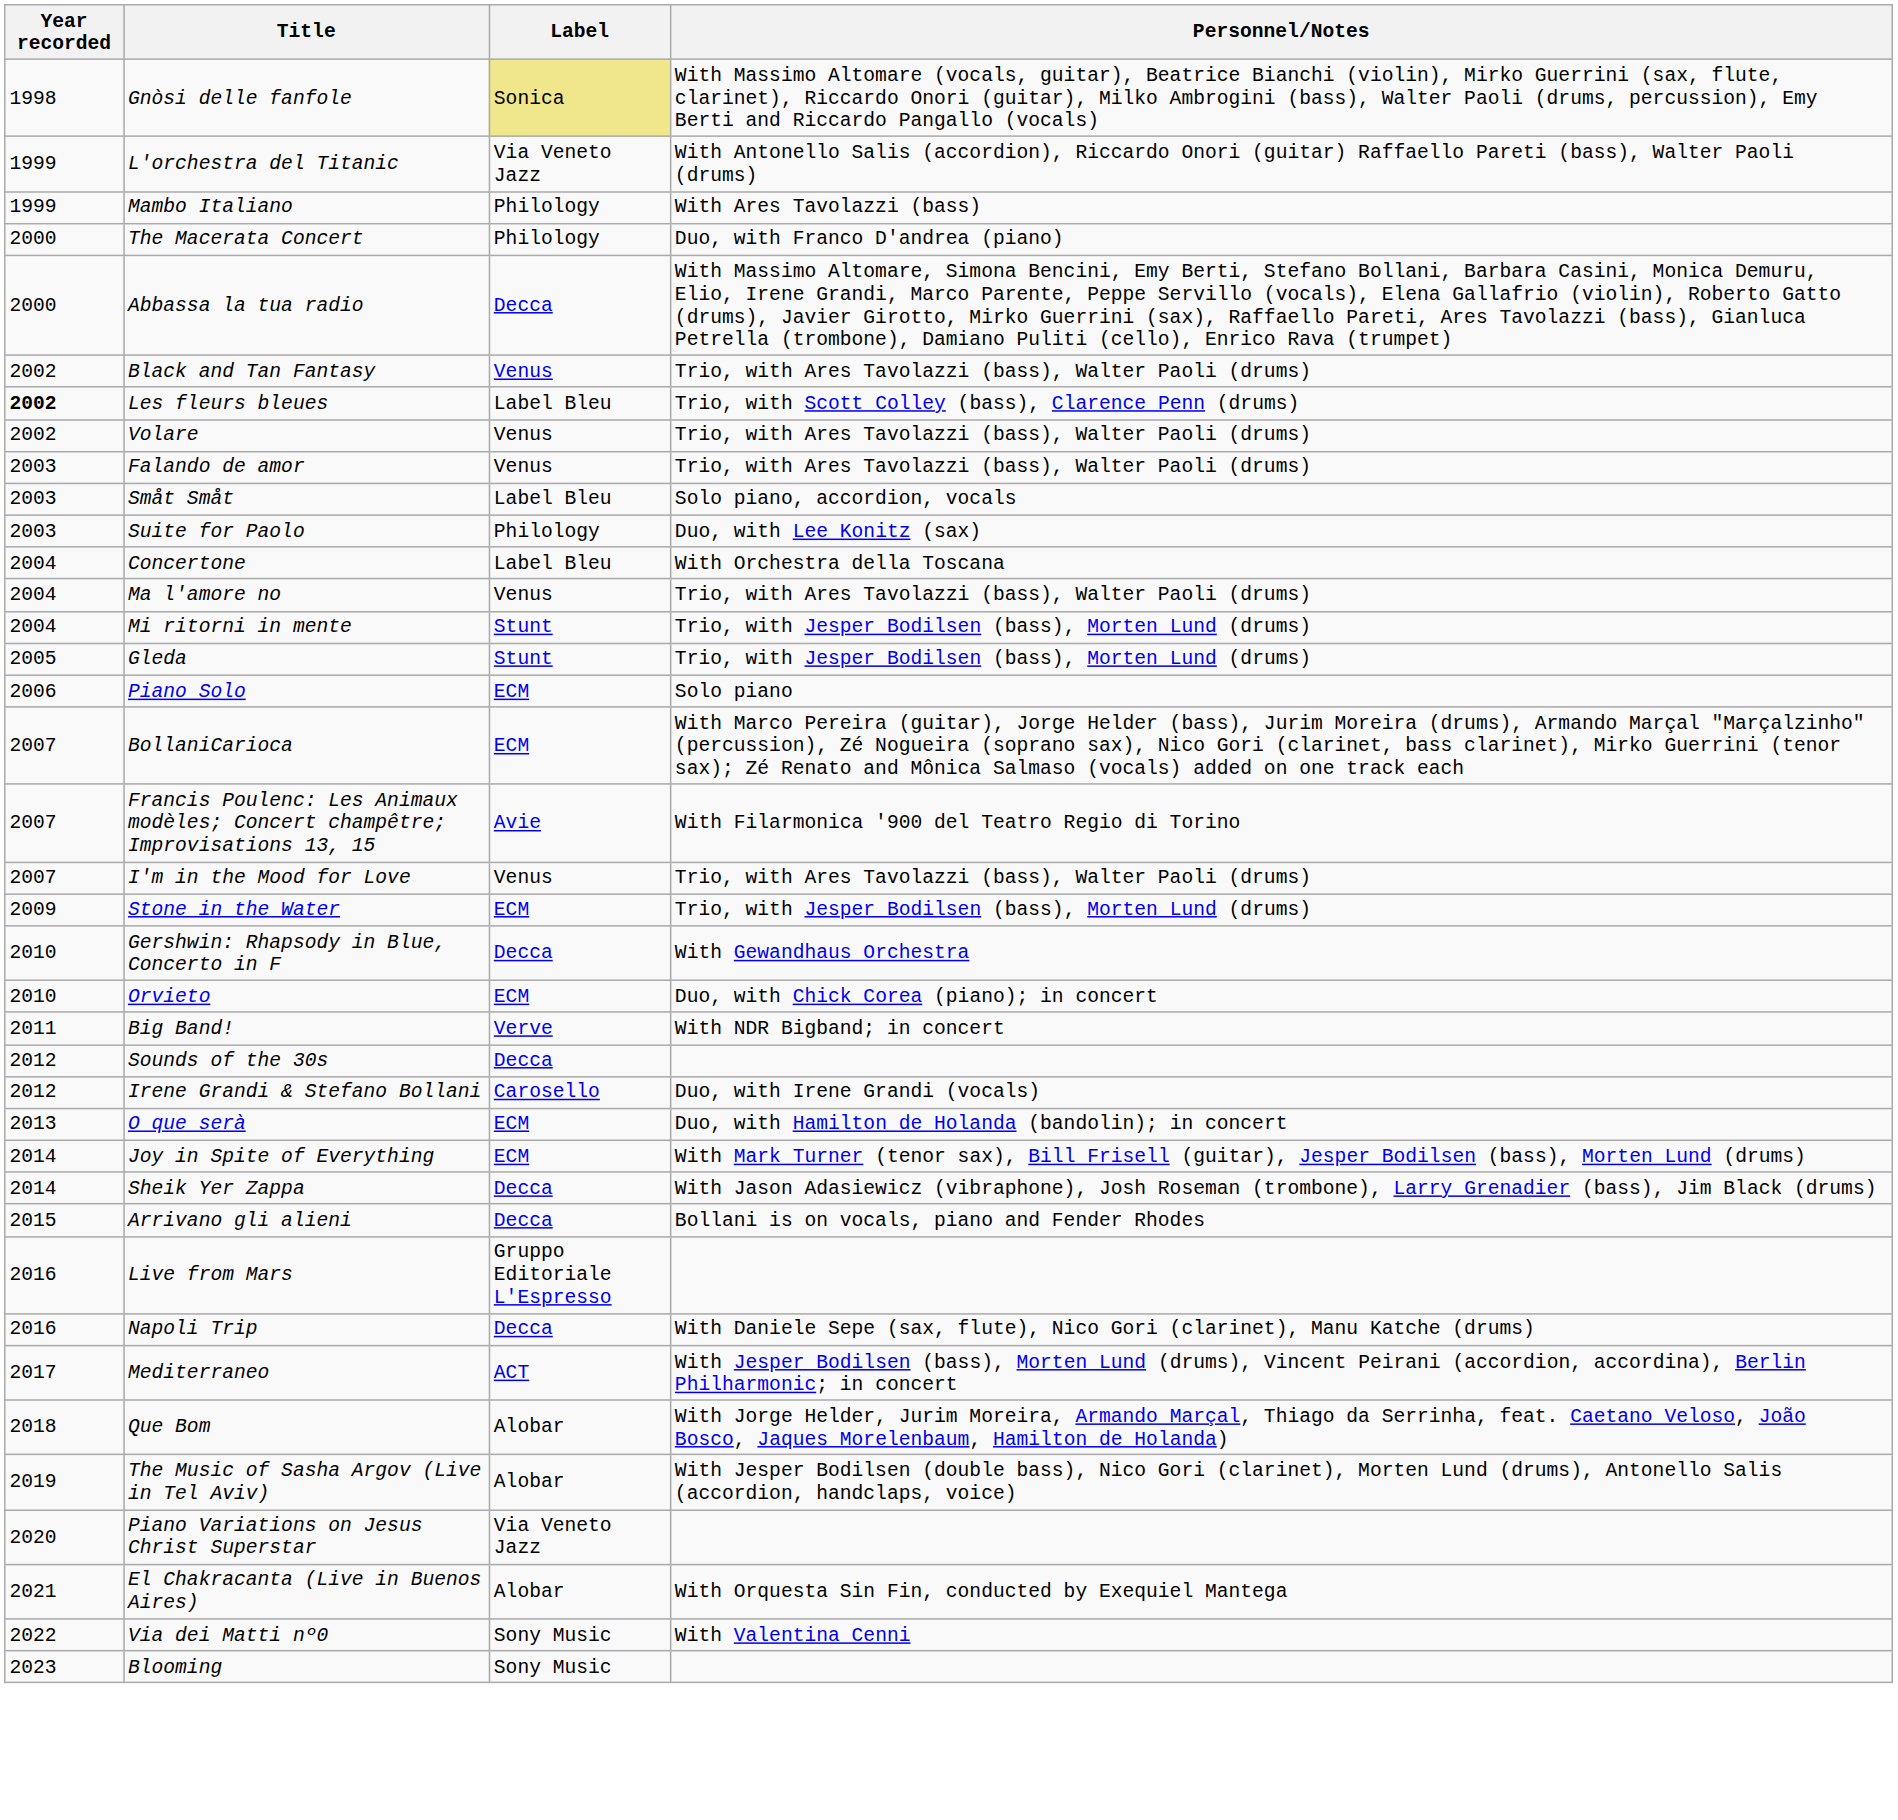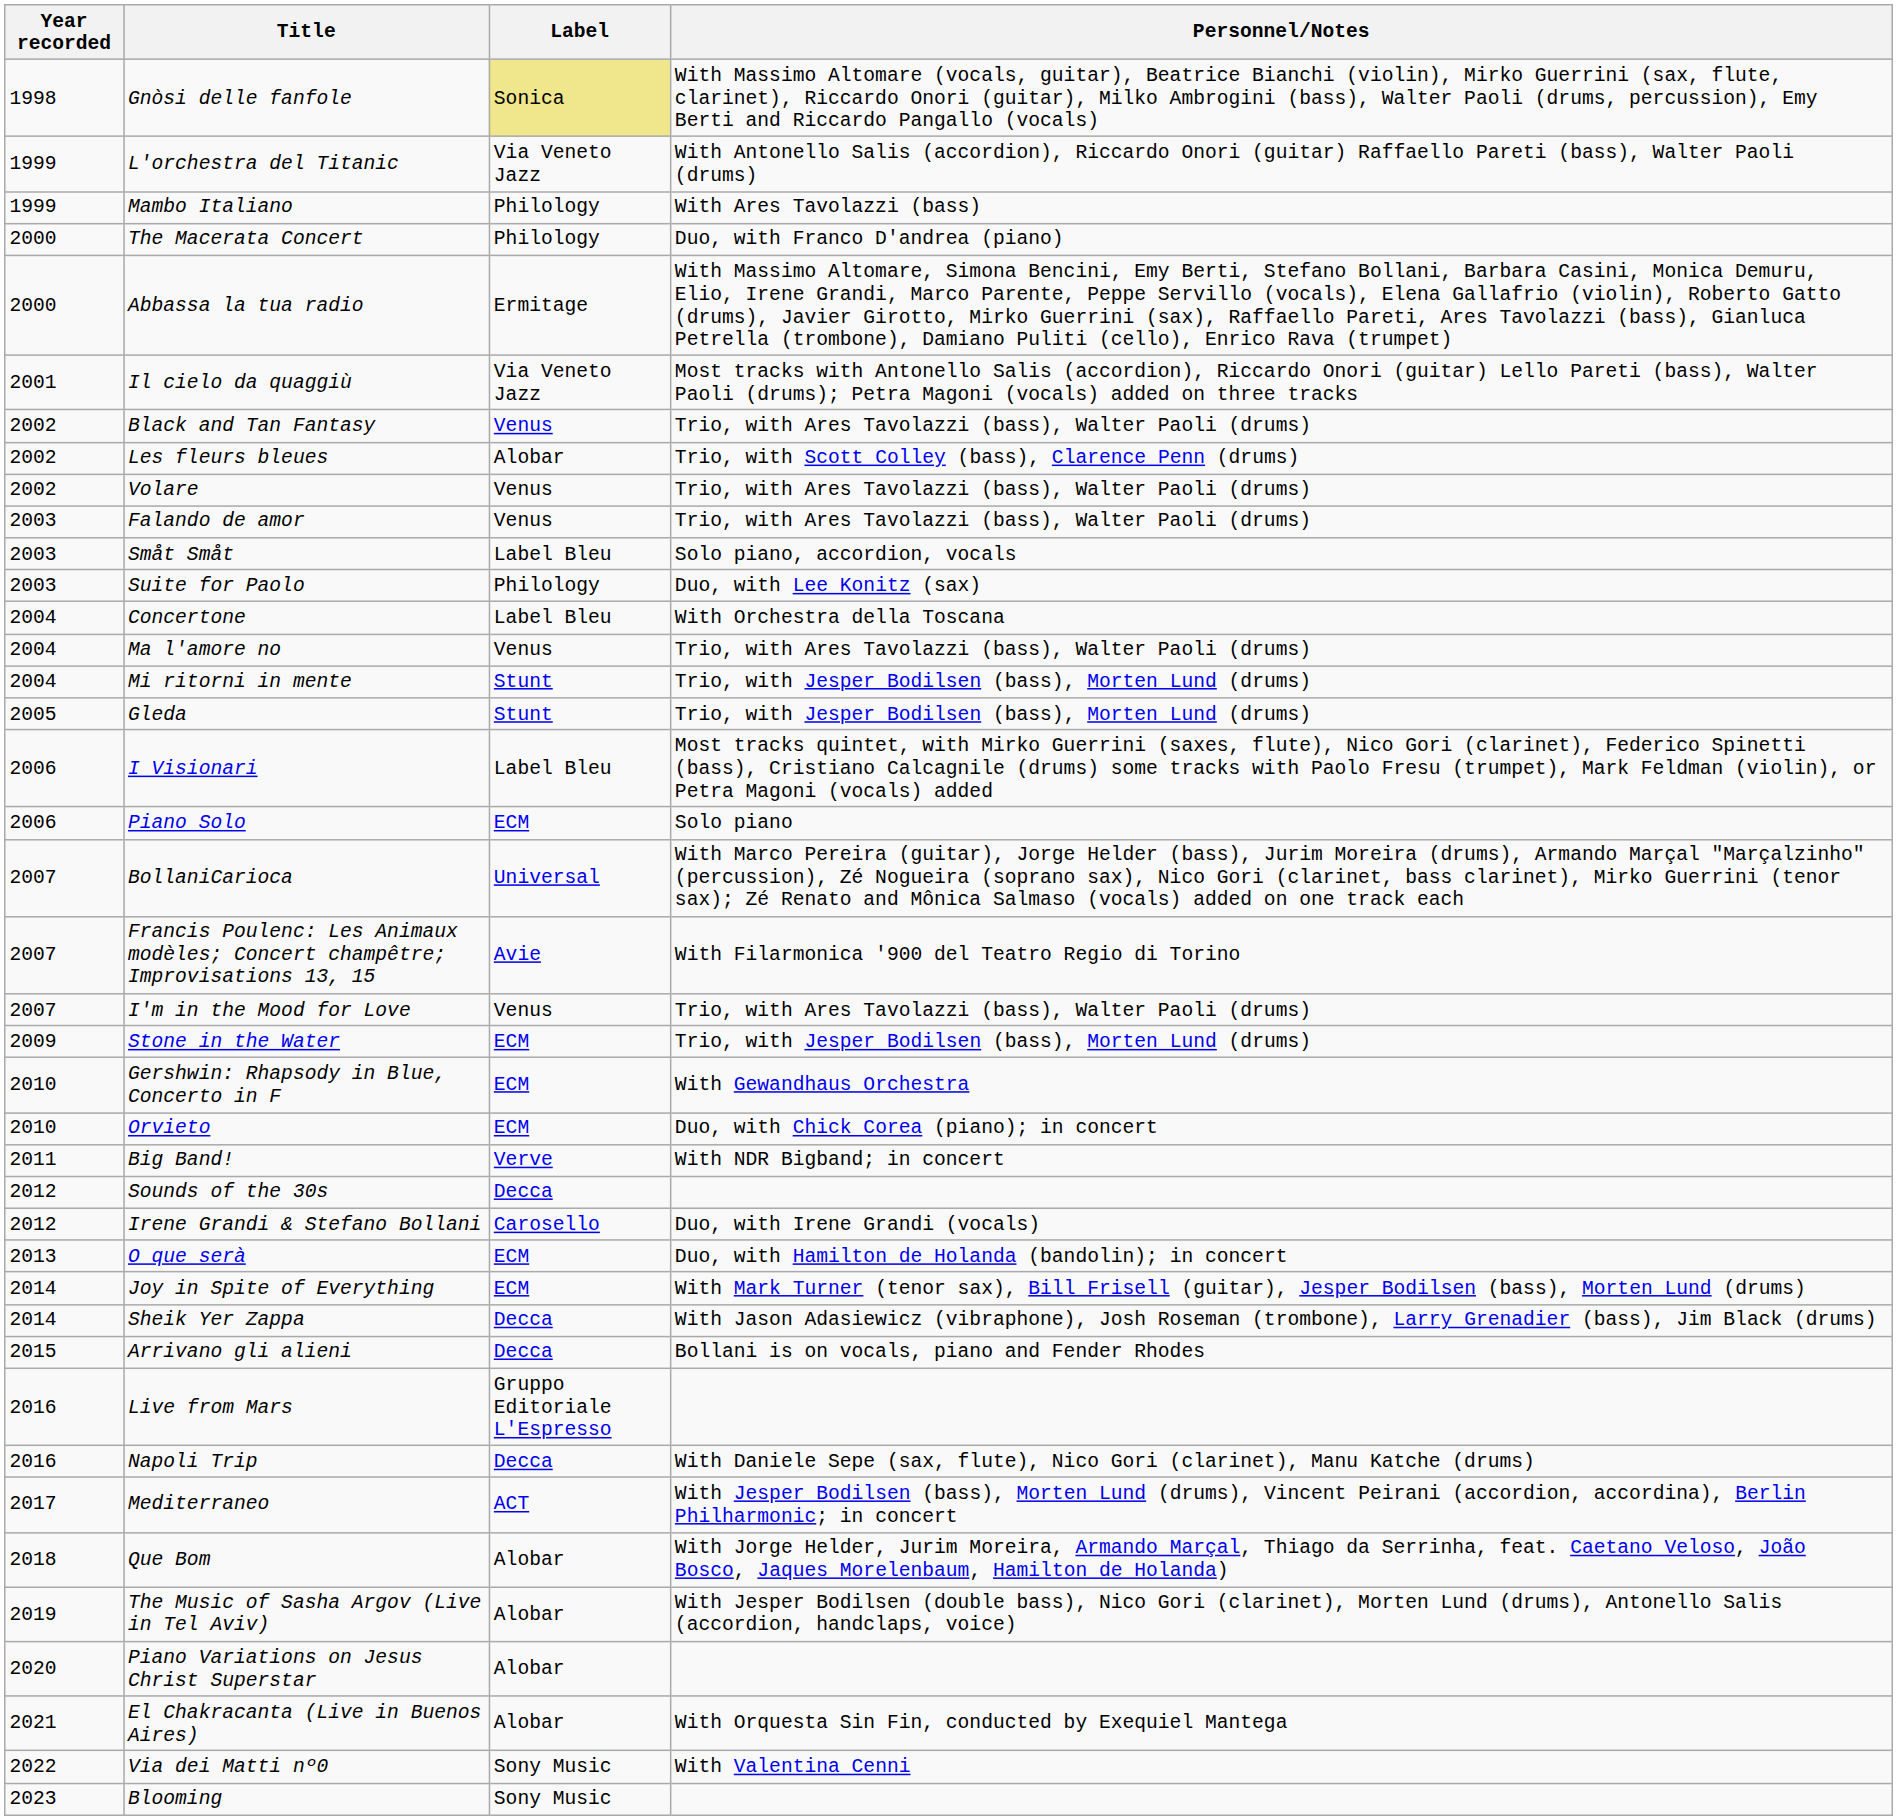(523, 305) Decca -> (541, 305) Ermitage
+ row: (240, 383)
(33, 403) bold -> (33, 458) normal
(553, 403) Label Bleu -> (529, 458) Alobar
+ row: (193, 768)
(512, 746) ECM -> (547, 878) Universal
(523, 953) Decca -> (512, 1085) ECM
(553, 1537) Via Veneto Jazz -> (529, 1669) Alobar
